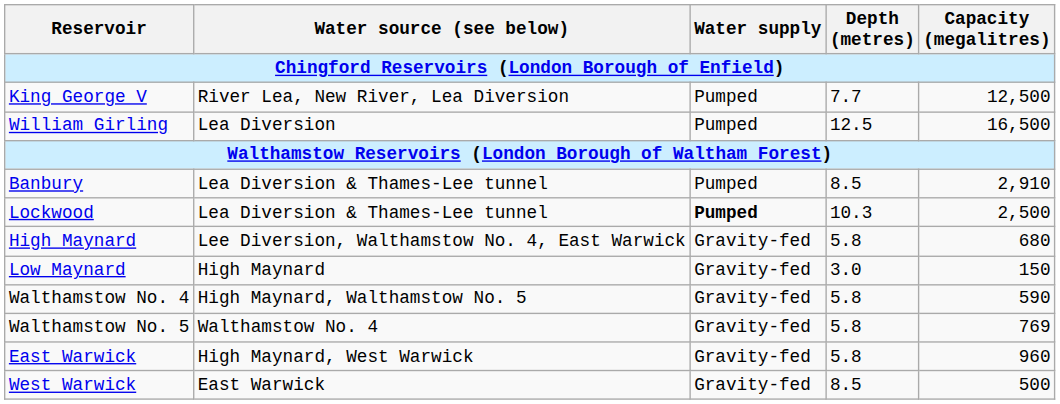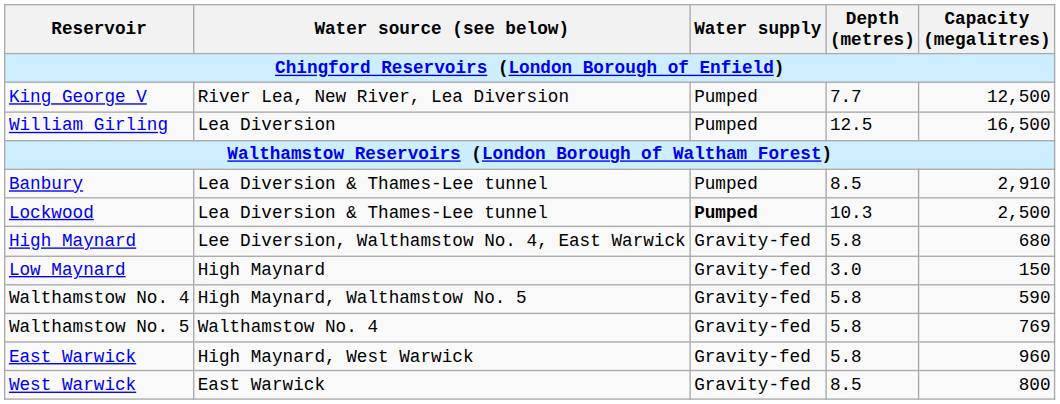(1035, 385) 500 -> (1035, 385) 800
